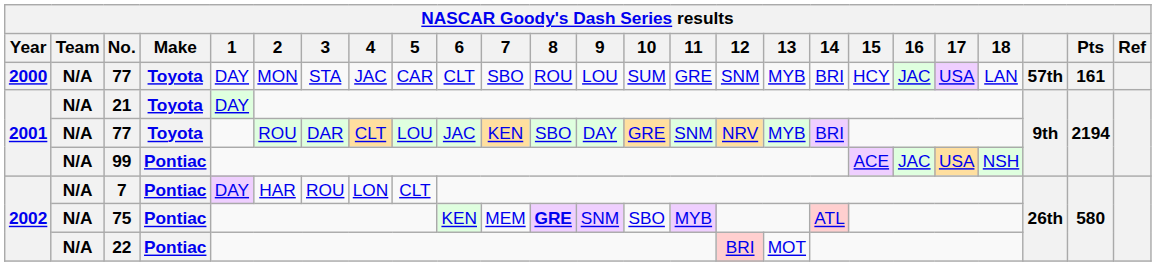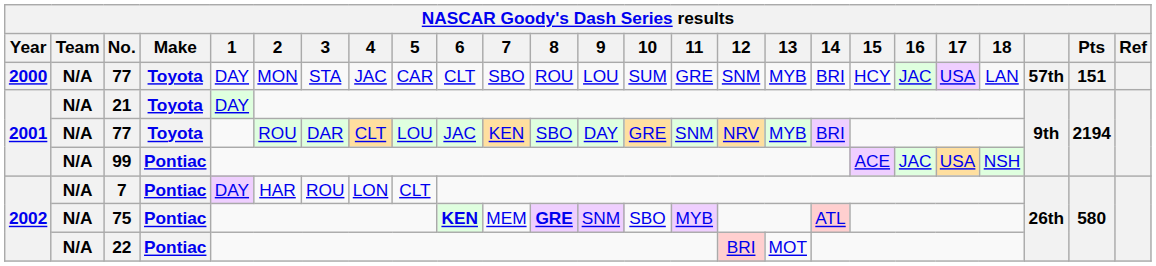(1091, 76) 161 -> (1092, 76) 151
(459, 218) normal -> (460, 218) bold
